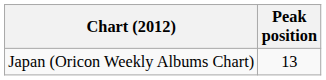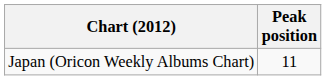(289, 61) 13 -> (289, 61) 11
